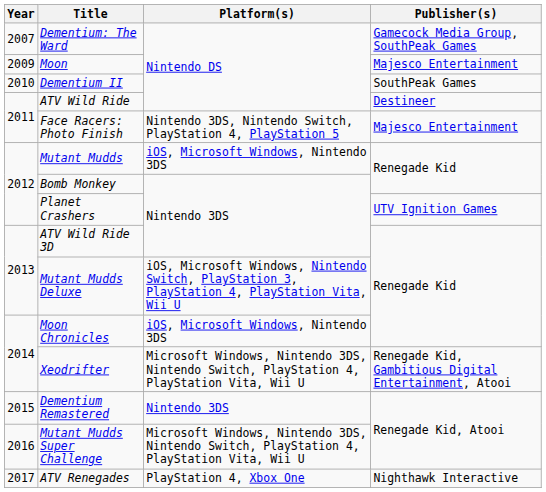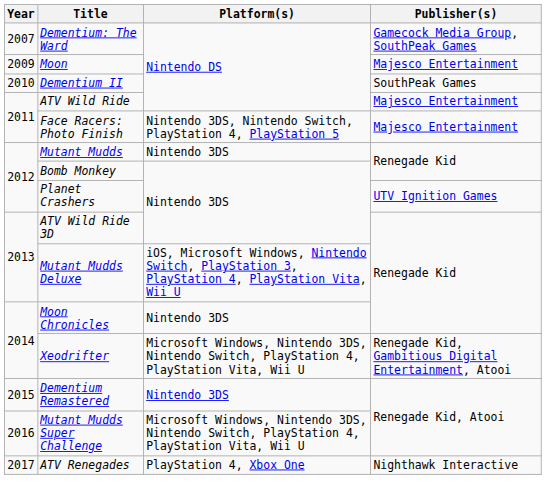(404, 102) Destineer -> (446, 102) Majesco Entertainment
(256, 159) iOS, Microsoft Windows, Nintendo 3DS -> (187, 152) Nintendo 3DS
(256, 331) iOS, Microsoft Windows, Nintendo 3DS -> (187, 318) Nintendo 3DS
